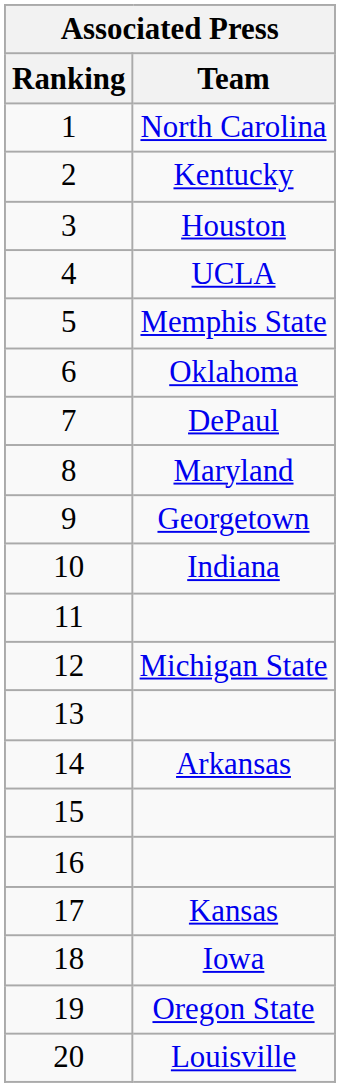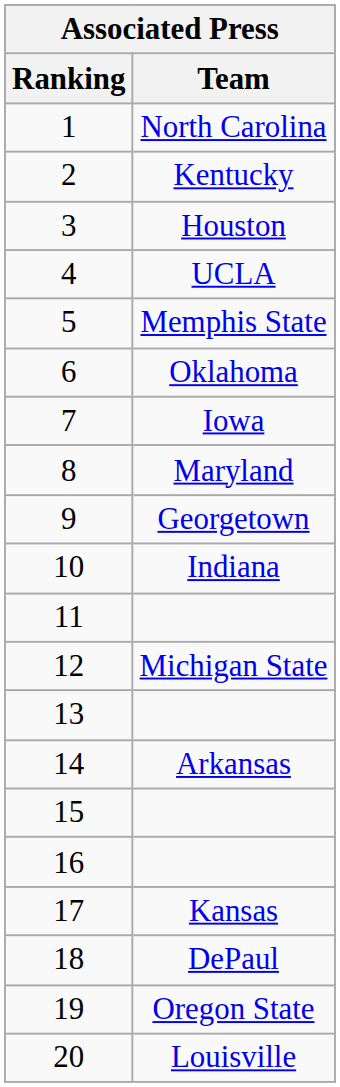(234, 420) DePaul -> (234, 420) Iowa
(234, 959) Iowa -> (234, 959) DePaul
